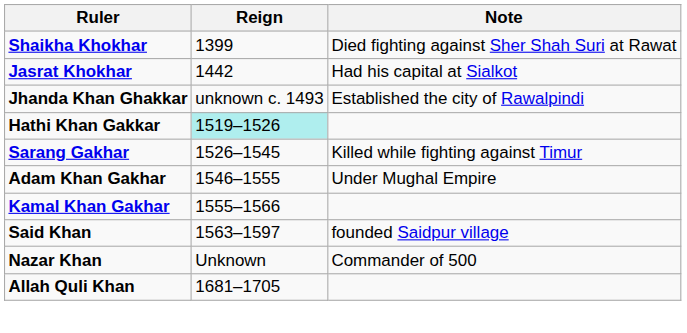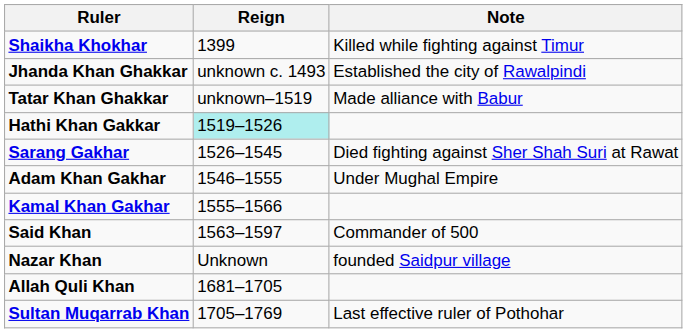(504, 44) Died fighting against Sher Shah Suri at Rawat -> (459, 44) Killed while fighting against Timur
- row: (70, 71)
+ row: (88, 98)
(457, 152) Killed while fighting against Timur -> (506, 152) Died fighting against Sher Shah Suri at Rawat
(420, 233) founded Saidpur village -> (406, 233) Commander of 500
(404, 260) Commander of 500 -> (422, 260) founded Saidpur village
+ row: (99, 313)
